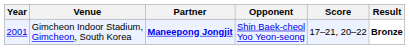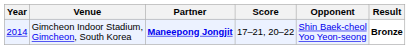columns swapped: (271, 12) <-> (338, 12)
(17, 32) 2001 -> (17, 32) 2014
